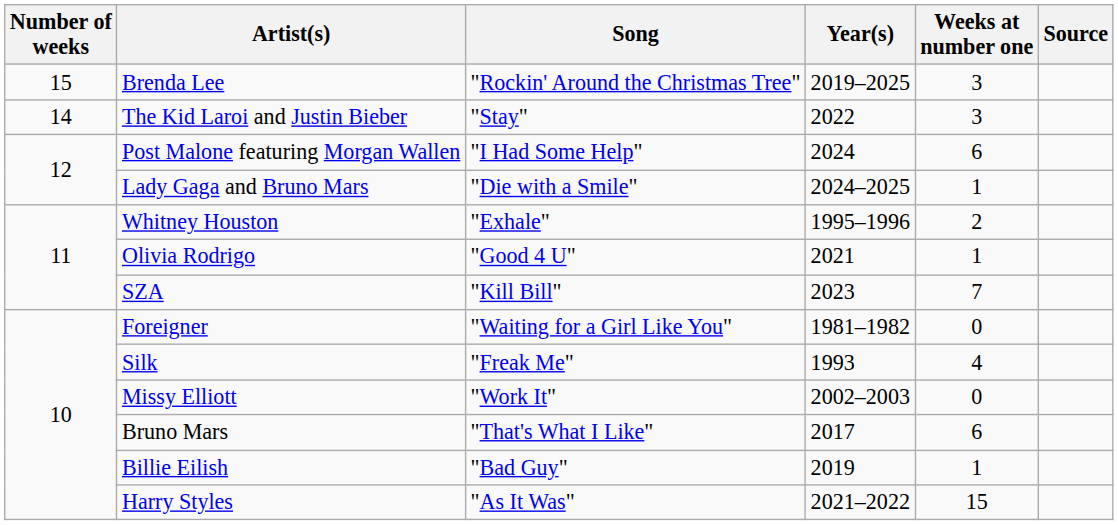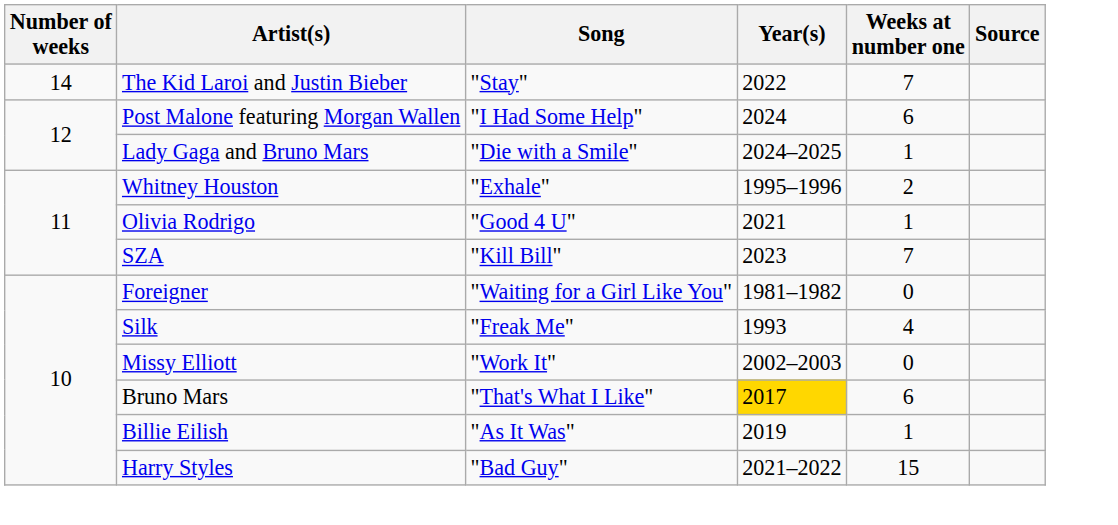- row: (173, 81)
(977, 116) 3 -> (908, 81) 7
(833, 432) no background -> (764, 397) gold background
(519, 467) "Bad Guy" -> (523, 432) "As It Was"
(523, 502) "As It Was" -> (519, 467) "Bad Guy"
